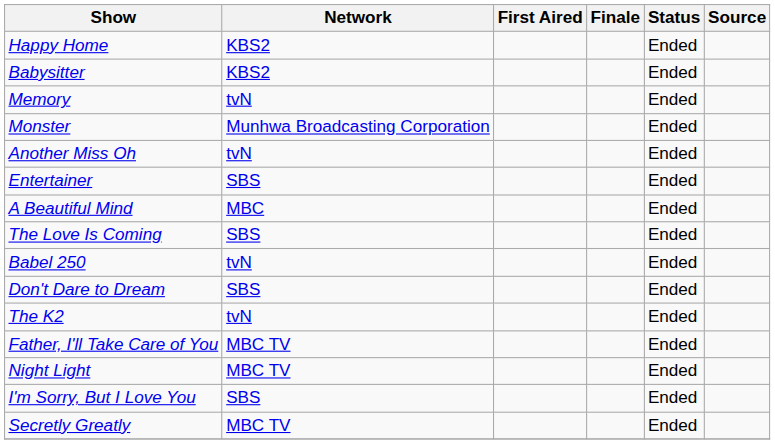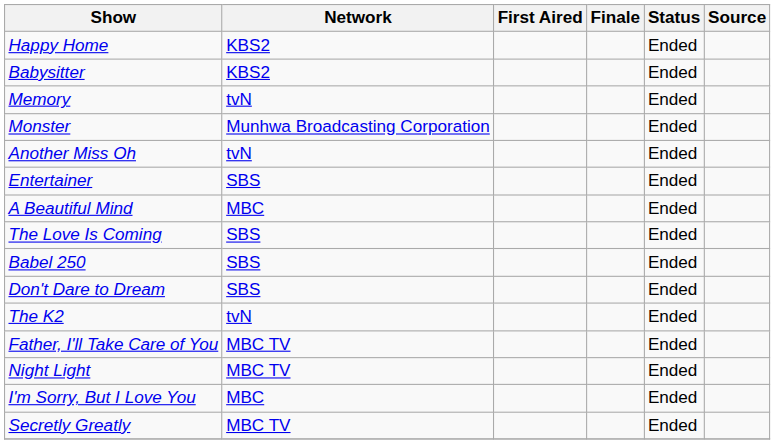(239, 262) tvN -> (243, 262) SBS
(243, 398) SBS -> (245, 398) MBC
